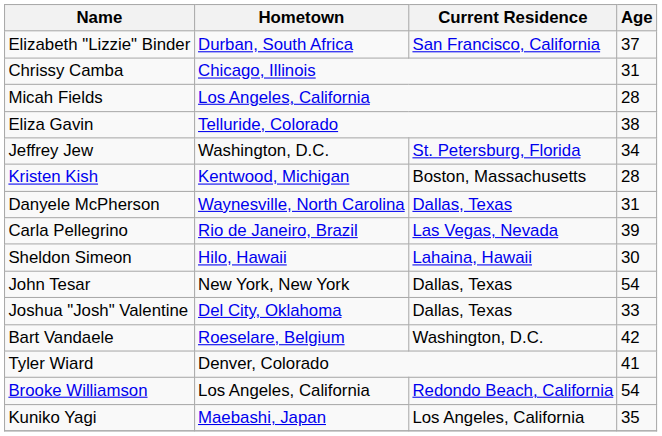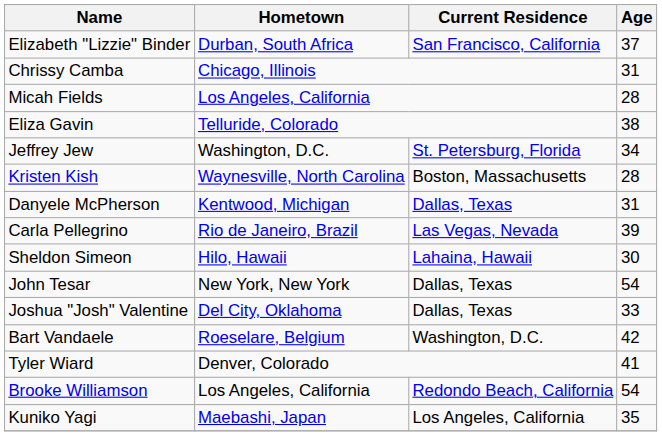(274, 177) Kentwood, Michigan -> (301, 177) Waynesville, North Carolina
(301, 204) Waynesville, North Carolina -> (274, 204) Kentwood, Michigan
